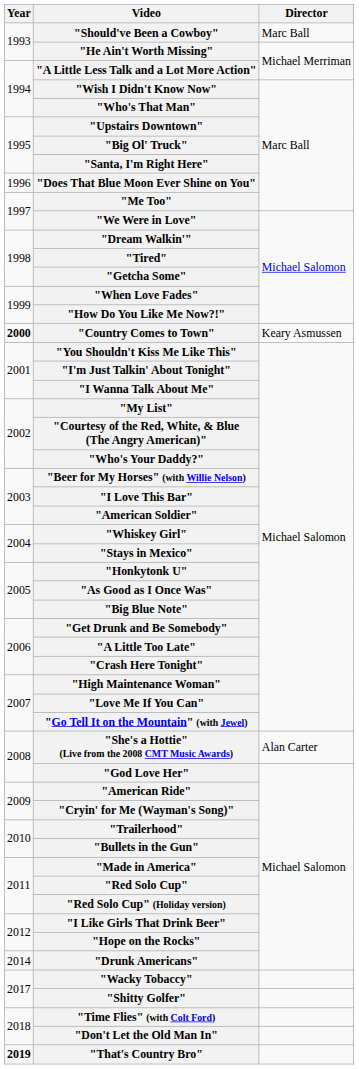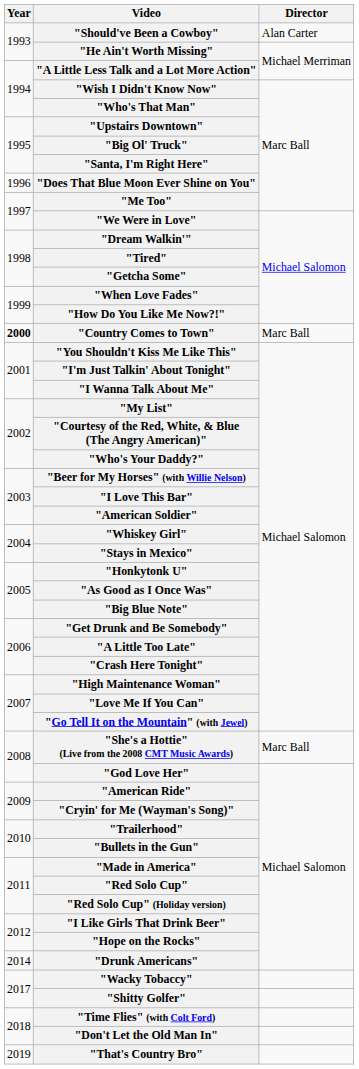(286, 32) Marc Ball -> (290, 32) Alan Carter
(302, 333) Keary Asmussen -> (286, 333) Marc Ball
(290, 747) Alan Carter -> (286, 747) Marc Ball
(19, 1054) bold -> (19, 1054) normal
